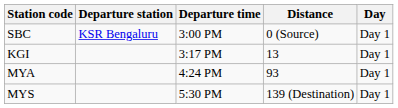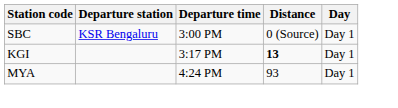(273, 53) normal -> (273, 53) bold
- row: (21, 93)
